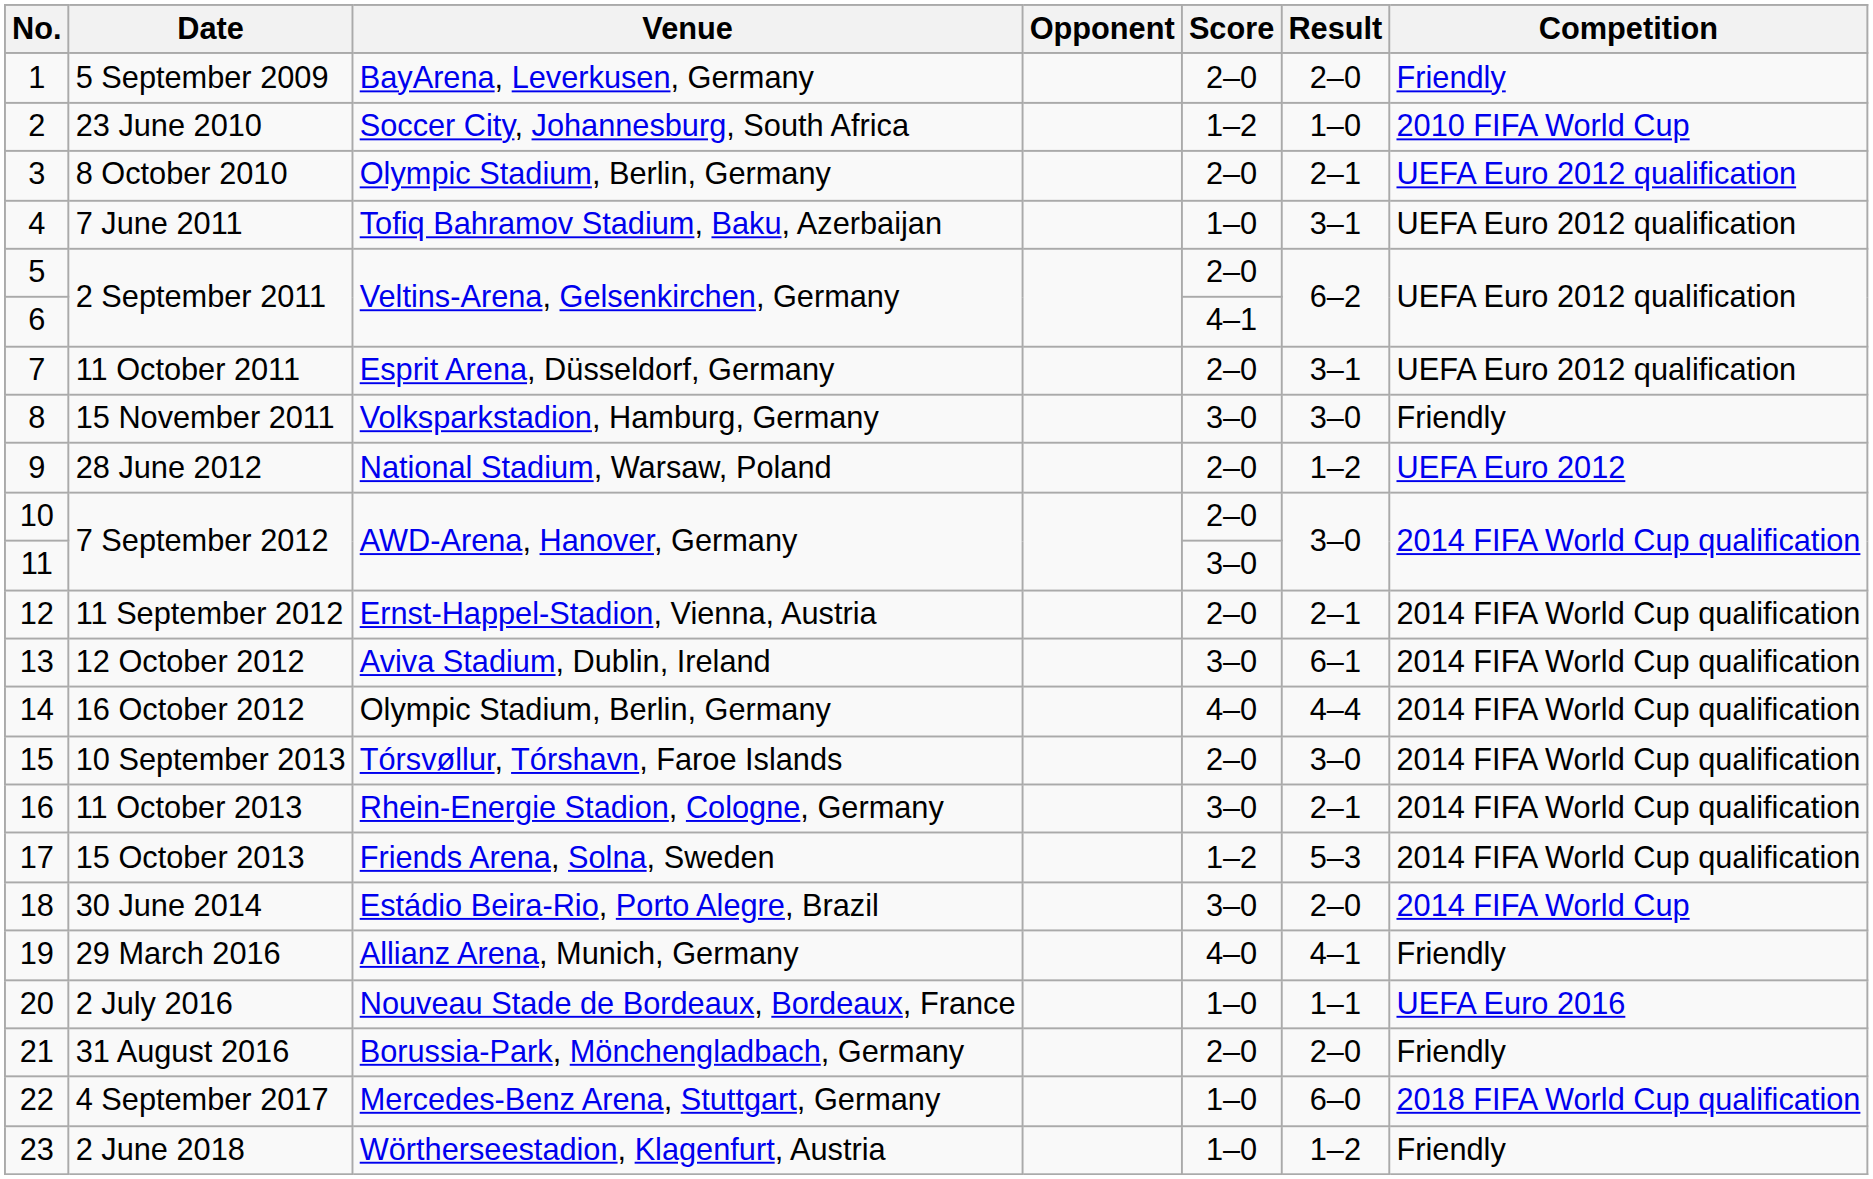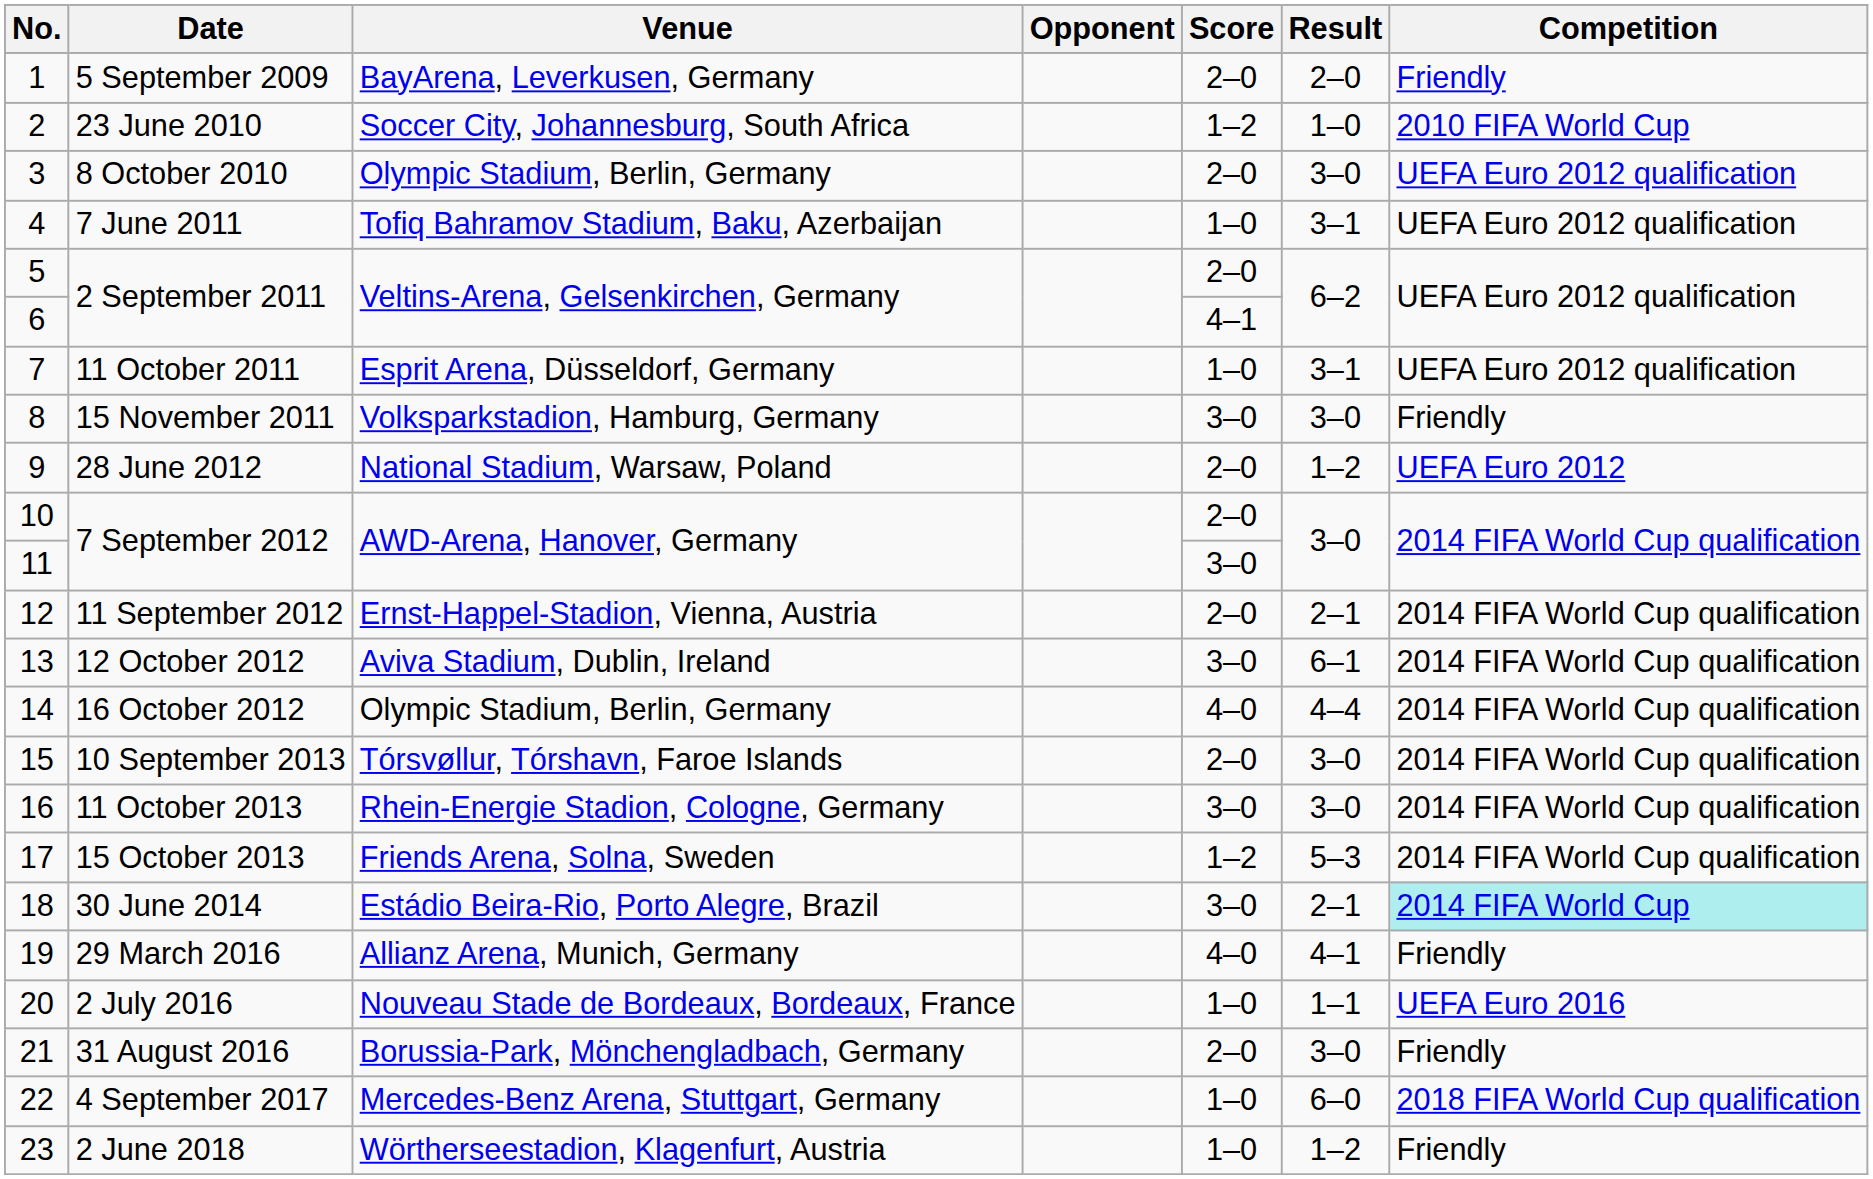(1335, 175) 2–1 -> (1335, 175) 3–0
(1232, 369) 2–0 -> (1232, 369) 1–0
(1335, 808) 2–1 -> (1335, 808) 3–0
(1335, 905) 2–0 -> (1335, 905) 2–1
(1543, 905) no background -> (1543, 905) paleturquoise background
(1335, 1051) 2–0 -> (1335, 1051) 3–0
